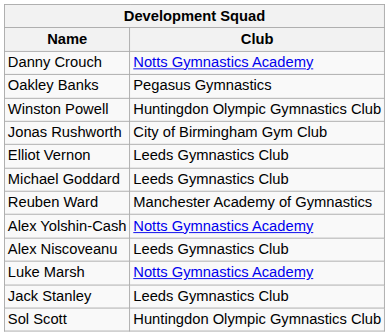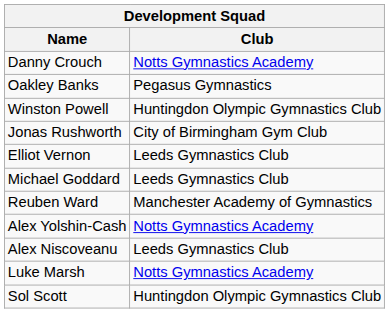- row: (50, 296)
